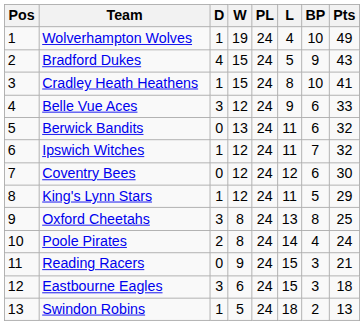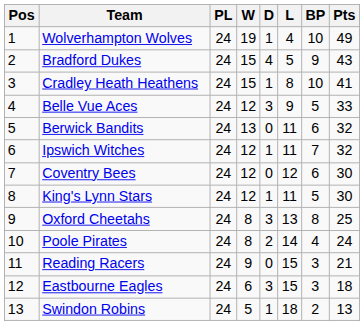columns swapped: (265, 15) <-> (219, 15)
(315, 106) 6 -> (315, 106) 5
(344, 196) 29 -> (344, 196) 30
